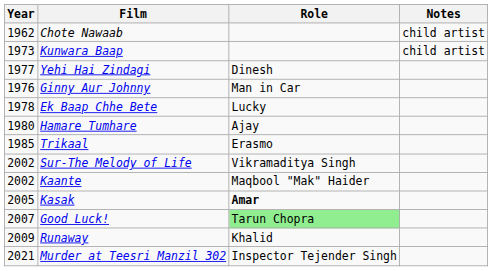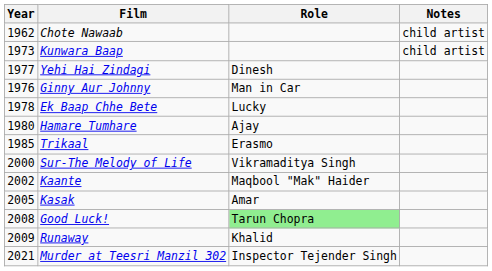(21, 163) 2002 -> (21, 163) 2000
(245, 200) bold -> (245, 200) normal
(21, 219) 2007 -> (21, 219) 2008
